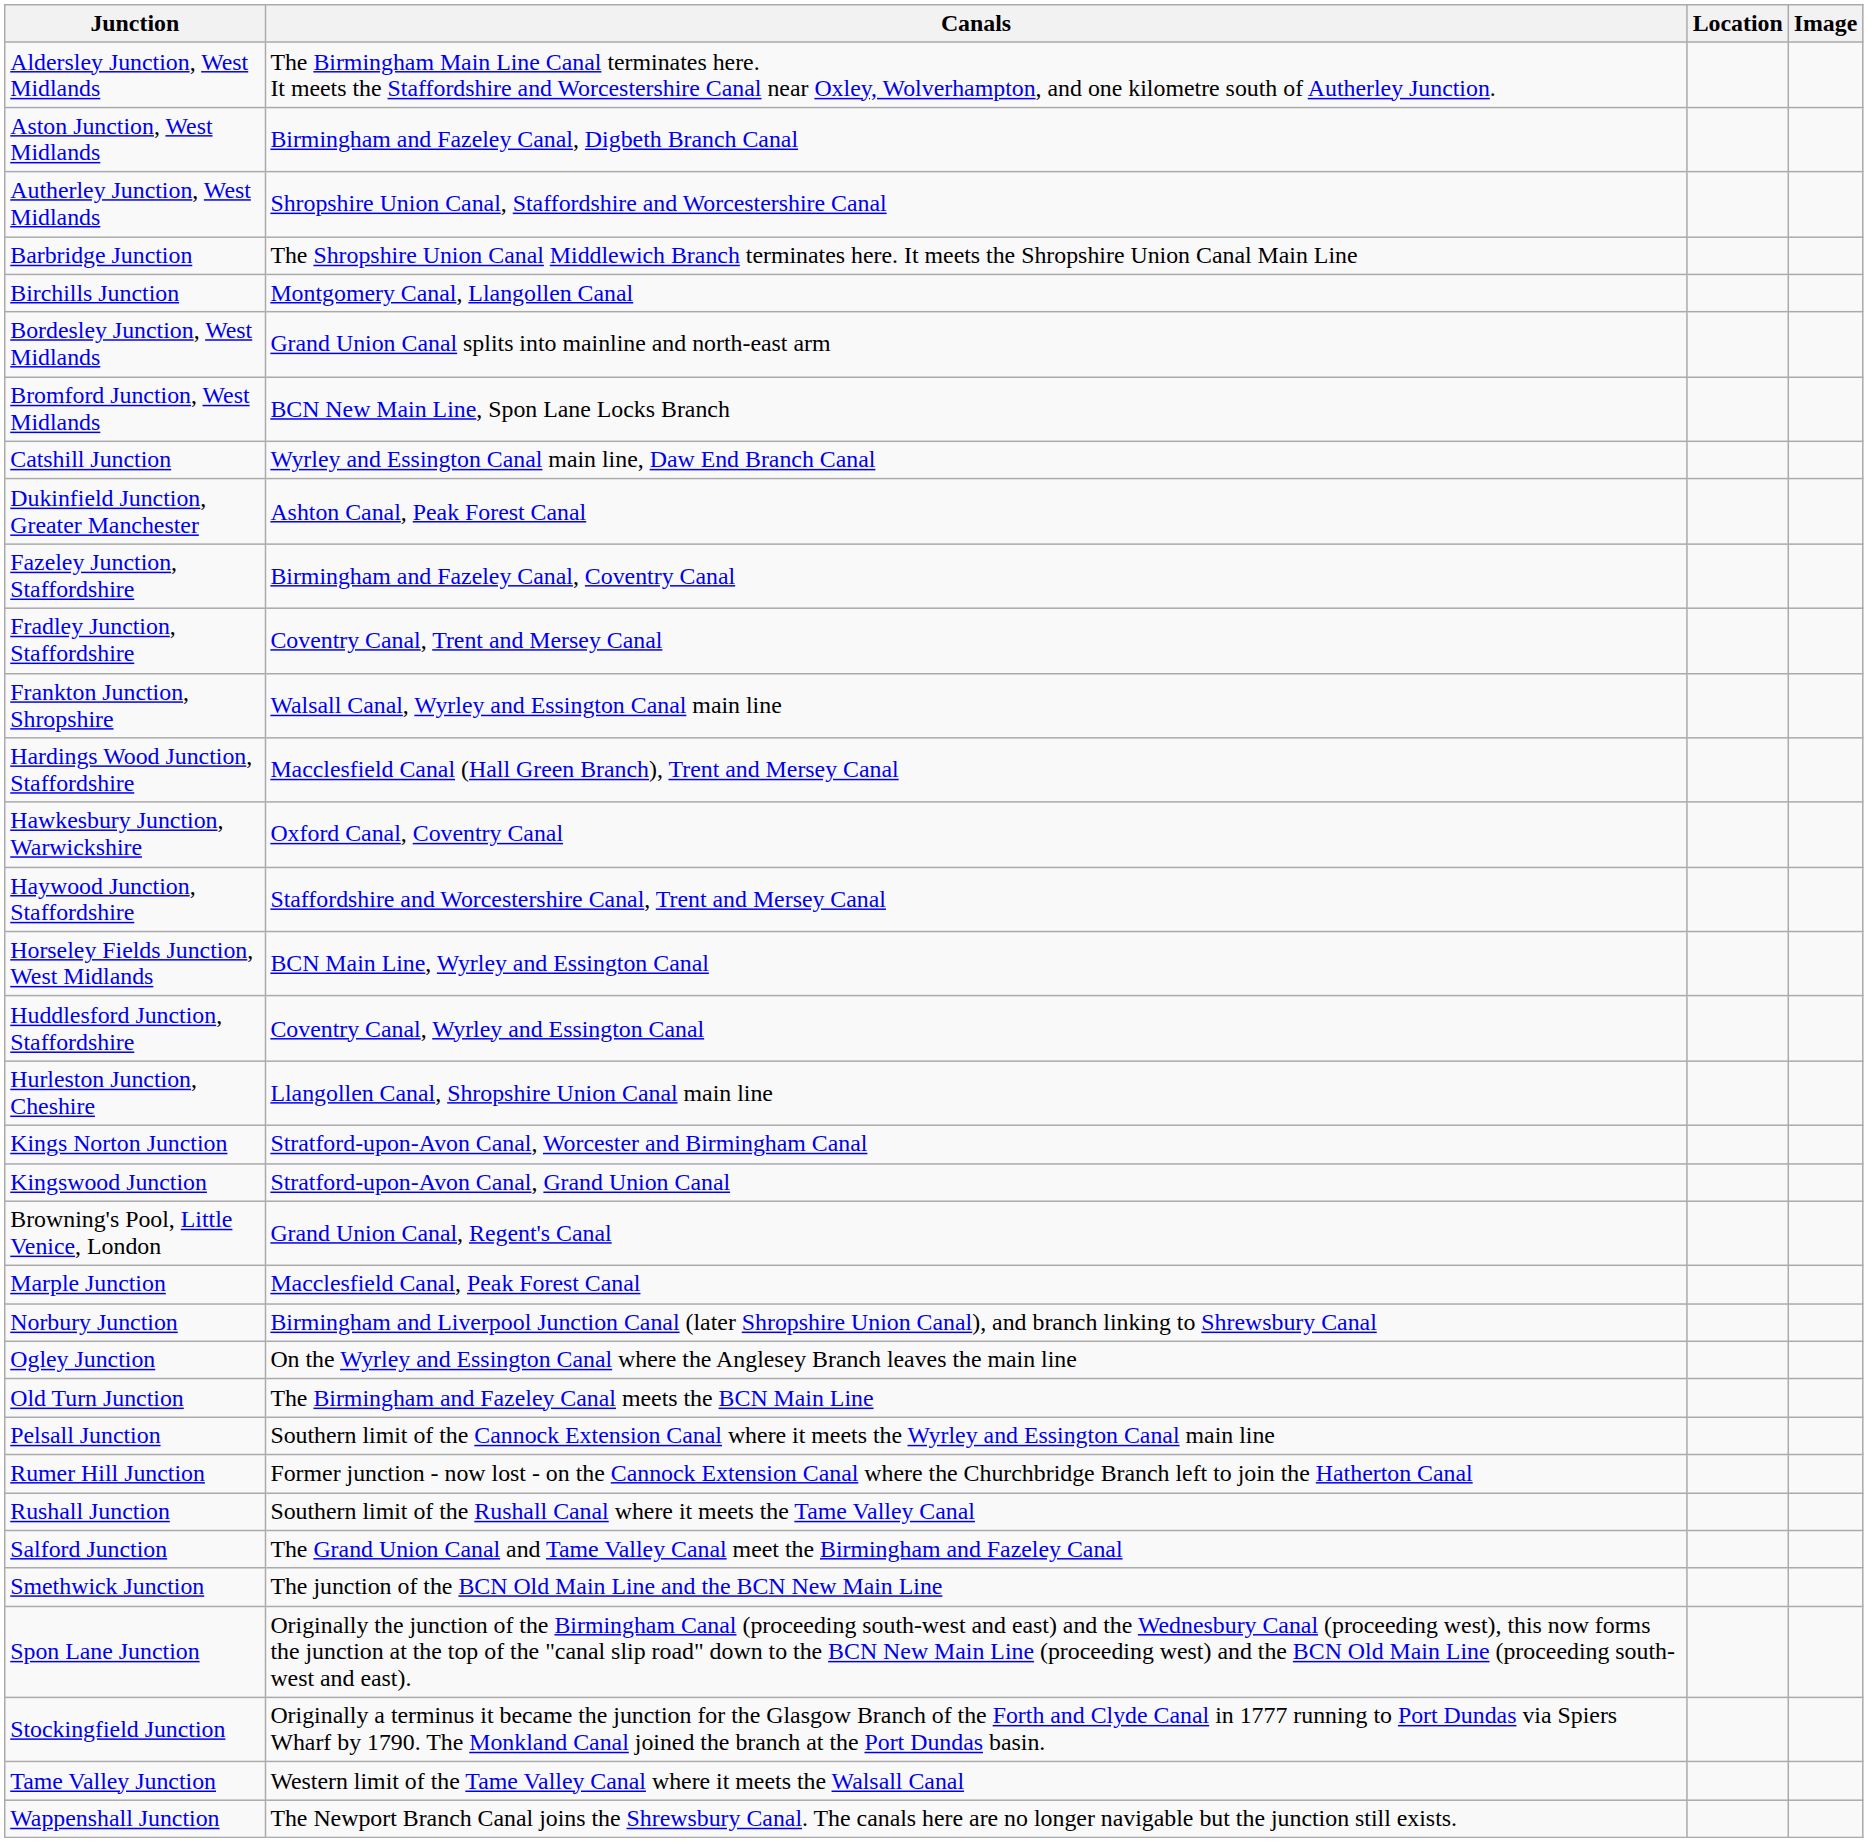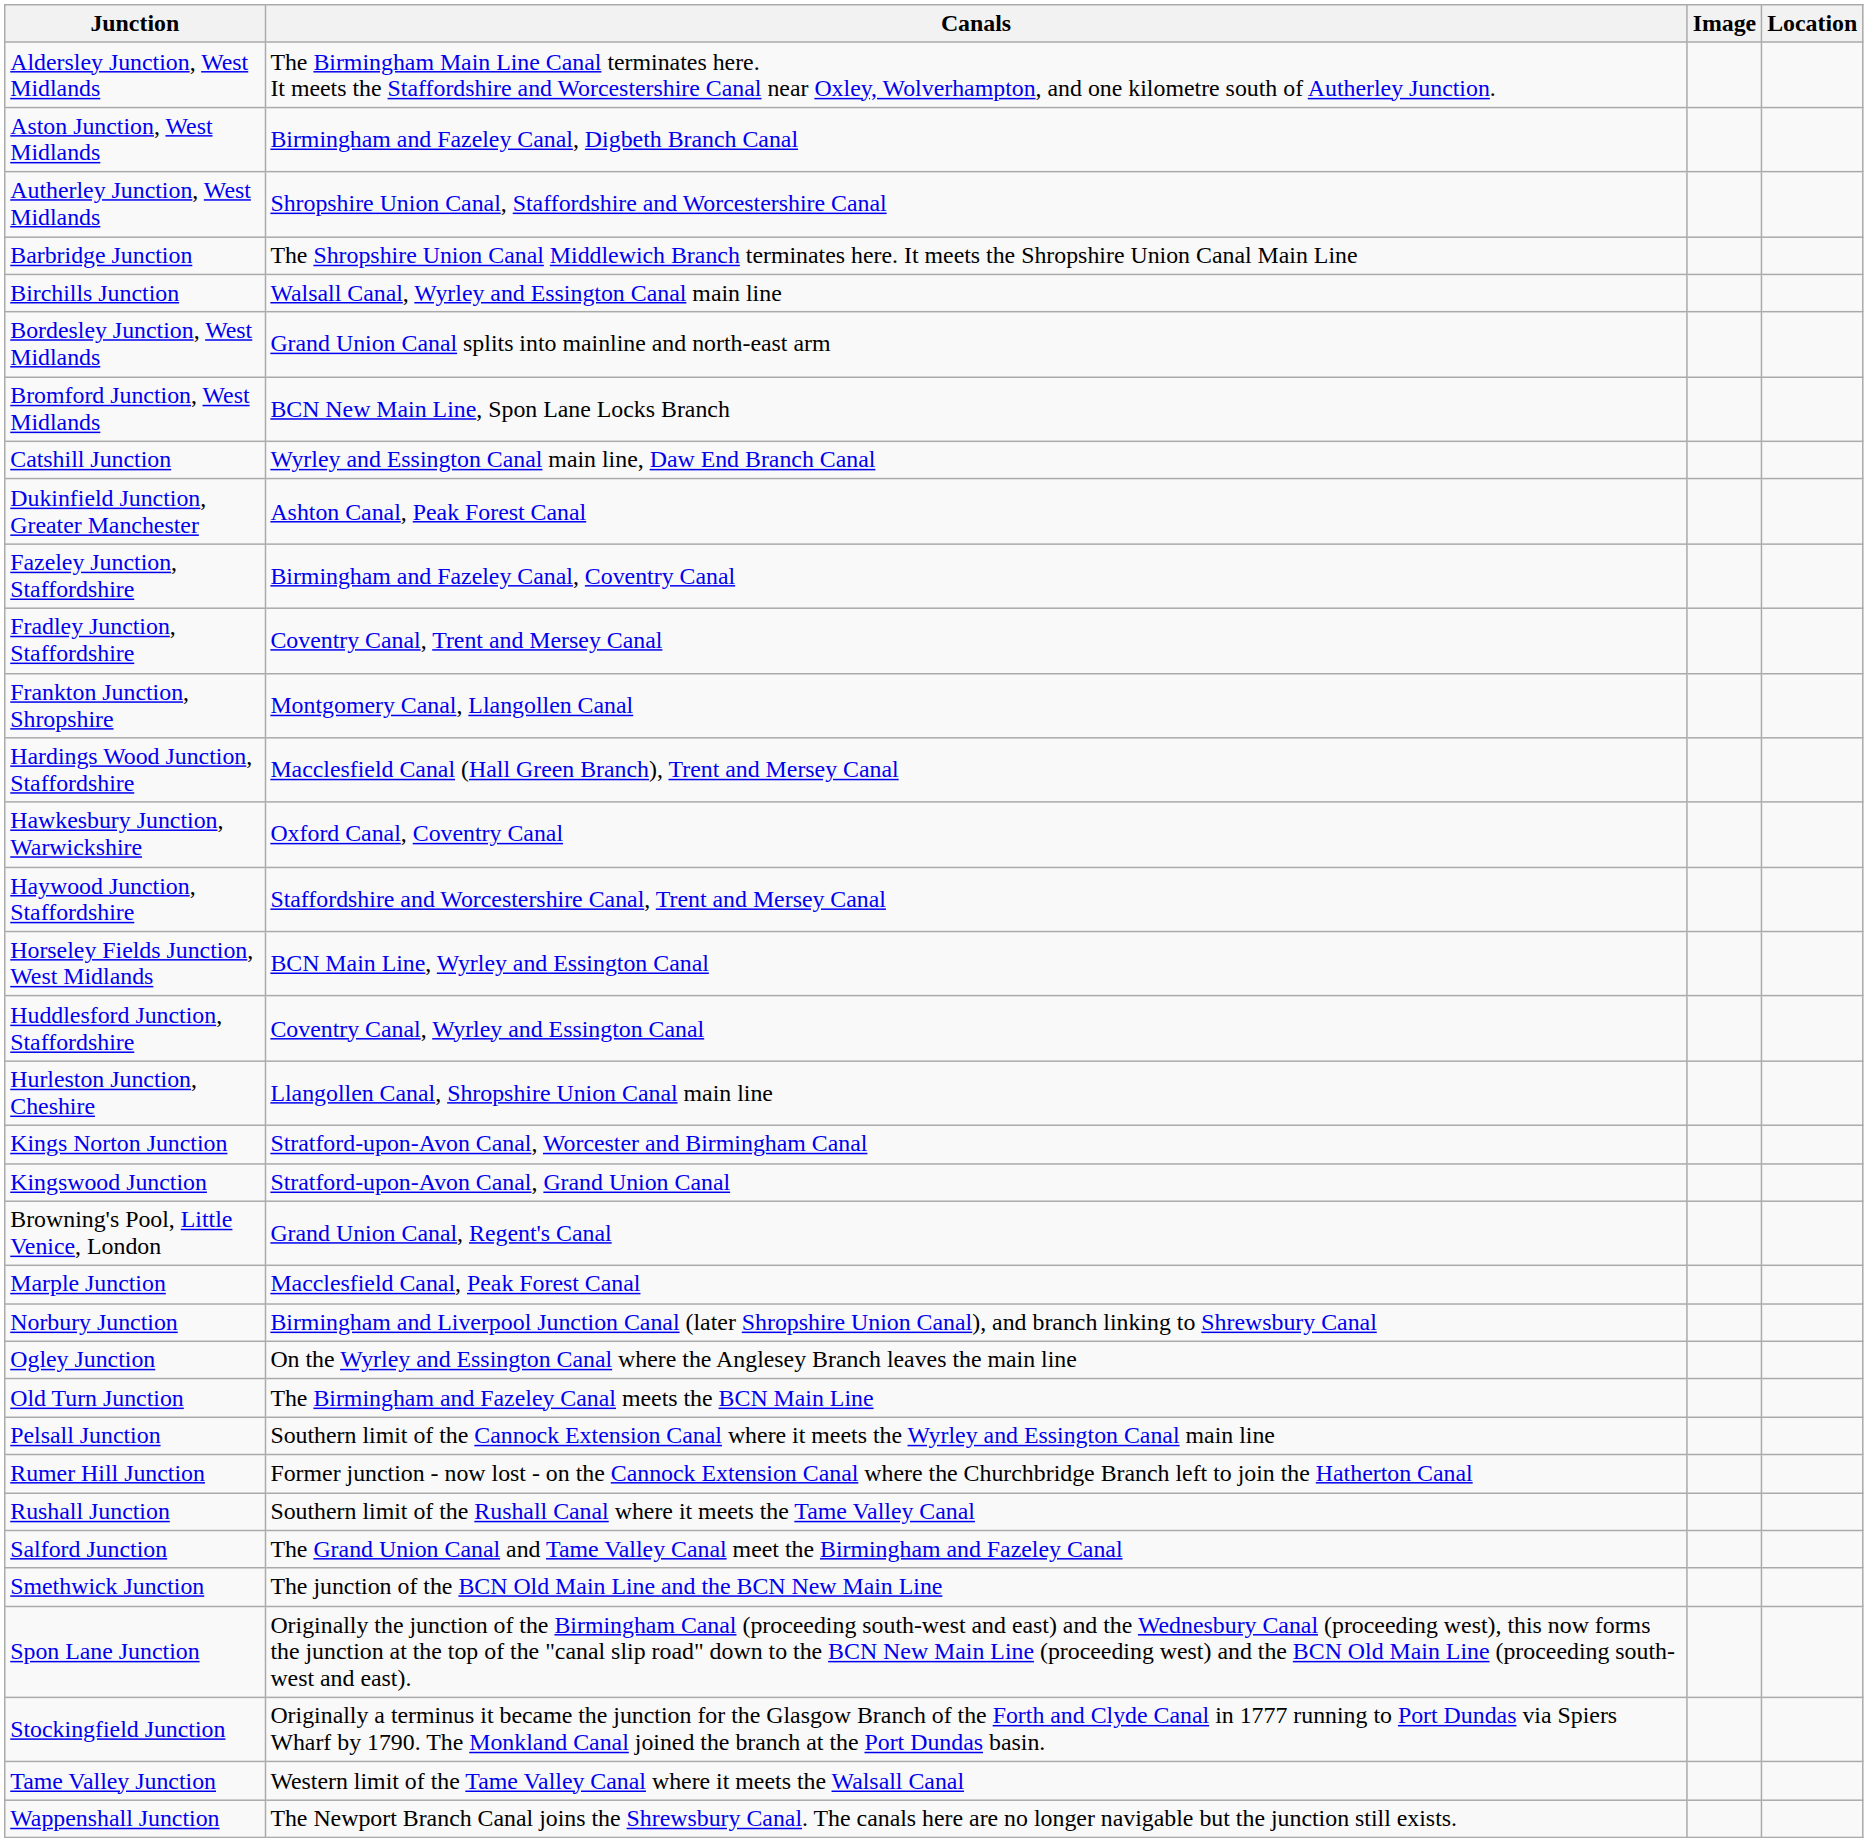columns swapped: (1738, 23) <-> (1825, 23)
(452, 292) Montgomery Canal, Llangollen Canal -> (526, 292) Walsall Canal, Wyrley and Essington Canal main line
(526, 705) Walsall Canal, Wyrley and Essington Canal main line -> (452, 705) Montgomery Canal, Llangollen Canal
